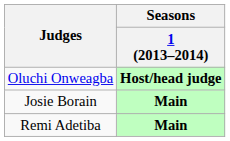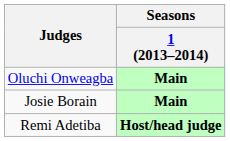(171, 78) Host/head judge -> (171, 78) Main
(171, 124) Main -> (171, 124) Host/head judge
